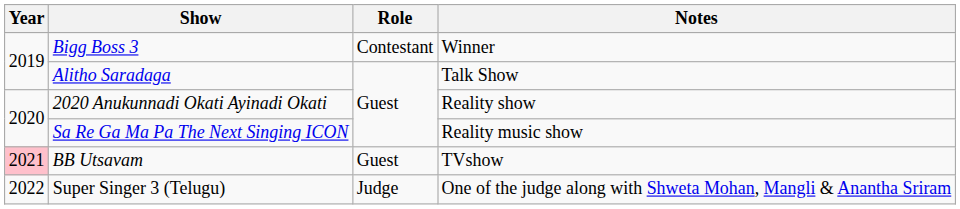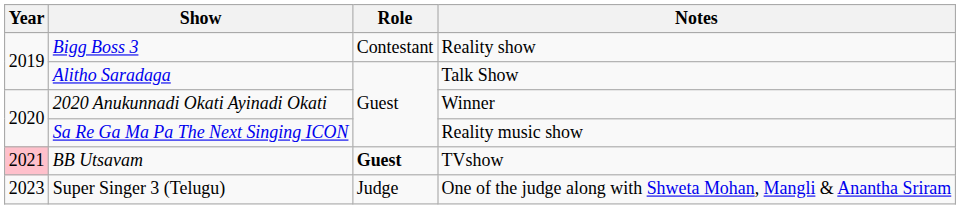(468, 47) Winner -> (489, 47) Reality show
(489, 103) Reality show -> (468, 103) Winner
(378, 160) normal -> (379, 160) bold
(27, 189) 2022 -> (27, 189) 2023
